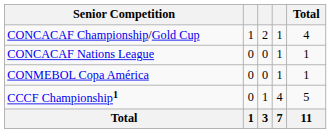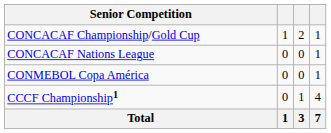- column: (306, 14)
